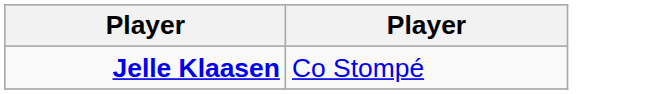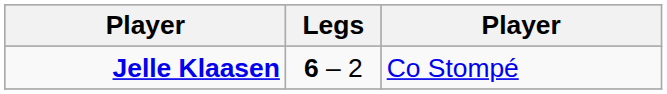+ column: (333, 25)
